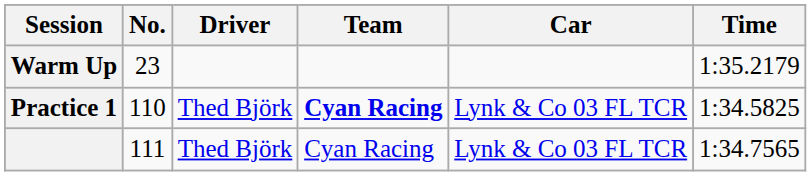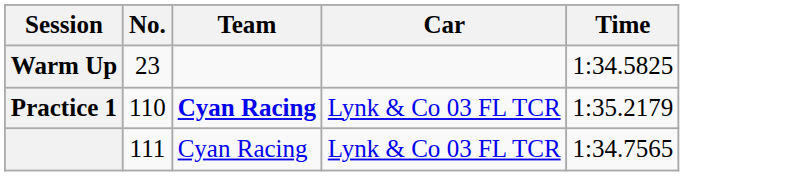- column: (235, 24)
(749, 66) 1:35.2179 -> (623, 66) 1:34.5825
(749, 107) 1:34.5825 -> (623, 107) 1:35.2179
